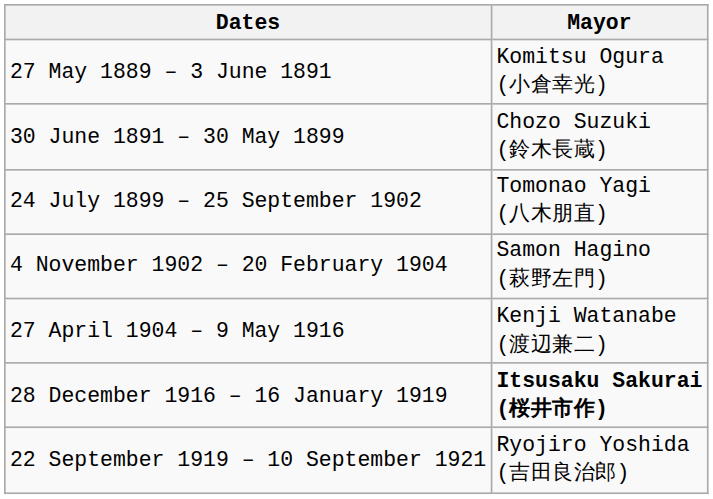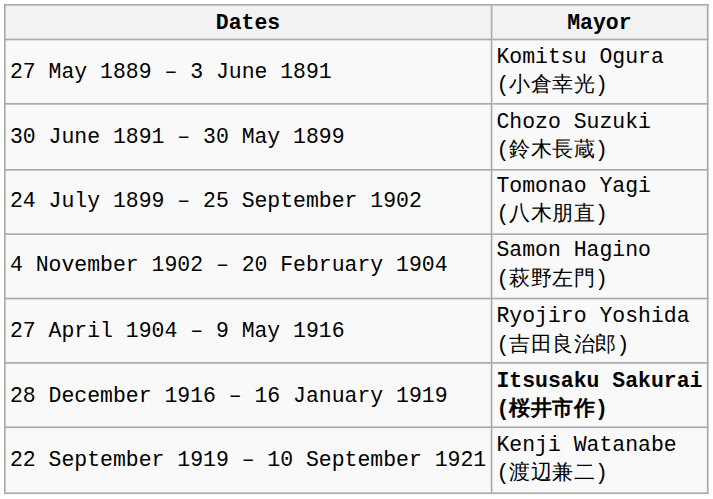(587, 330) Kenji Watanabe (渡辺兼二) -> (593, 330) Ryojiro Yoshida (吉田良治郎)
(593, 459) Ryojiro Yoshida (吉田良治郎) -> (587, 459) Kenji Watanabe (渡辺兼二)
